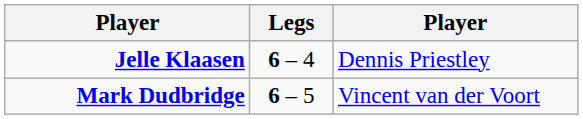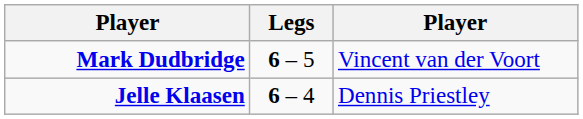rows swapped: (161, 95) <-> (180, 59)
